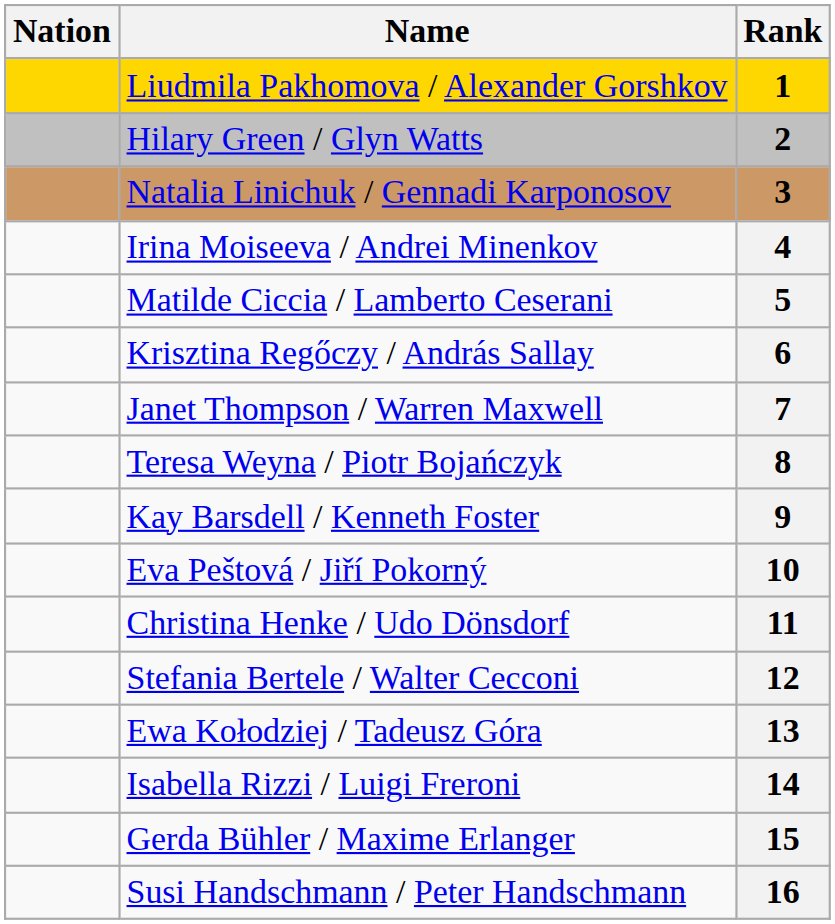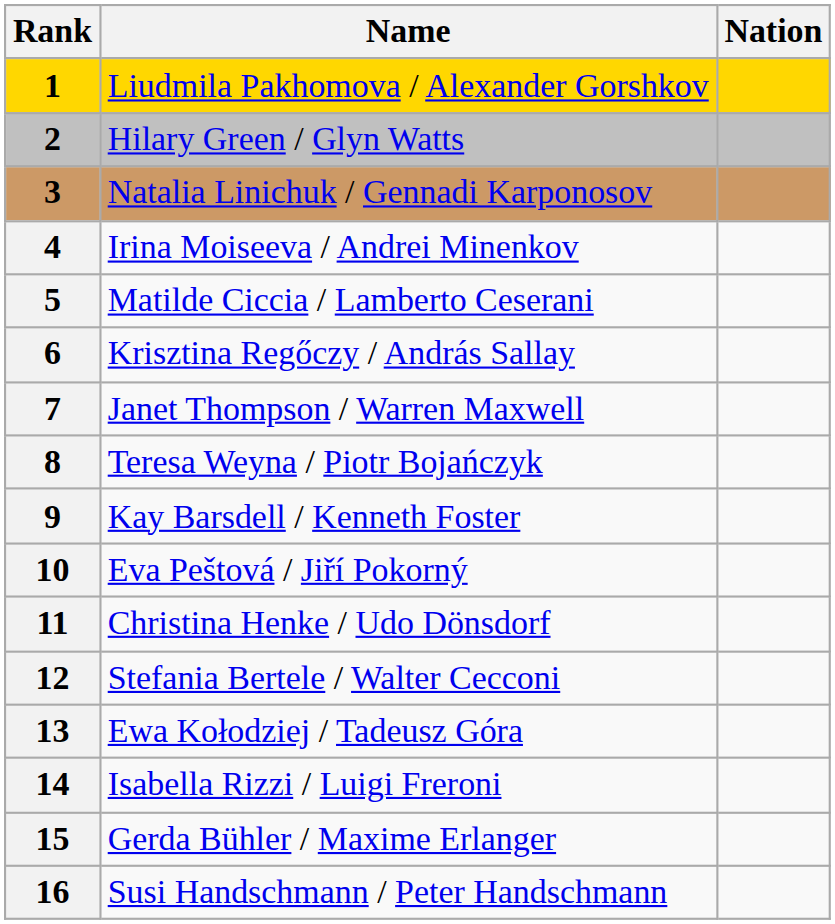columns swapped: (783, 31) <-> (62, 31)
